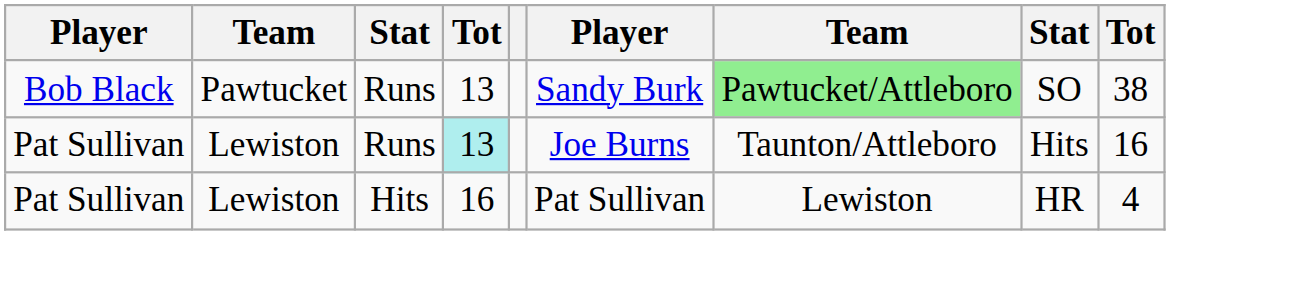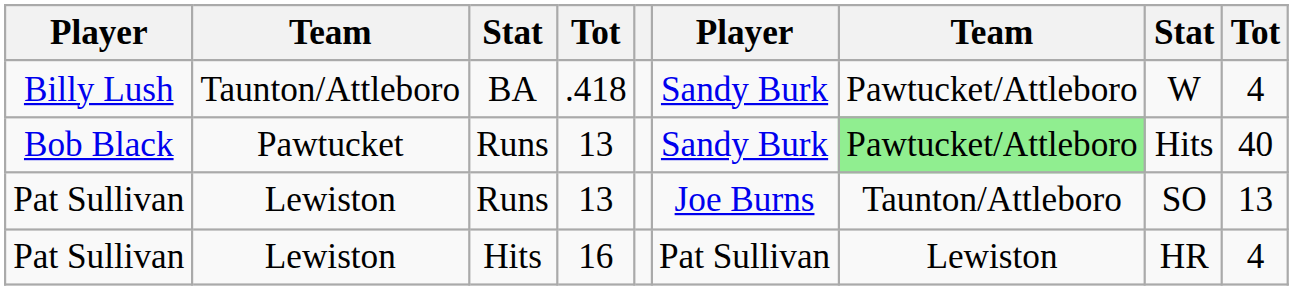+ row: (99, 88)
(1059, 88) SO -> (1184, 144) Hits
(1131, 88) 38 -> (1256, 144) 40
(477, 144) paleturquoise background -> (596, 199) no background
(1059, 144) Hits -> (1184, 199) SO
(1131, 144) 16 -> (1256, 199) 13
